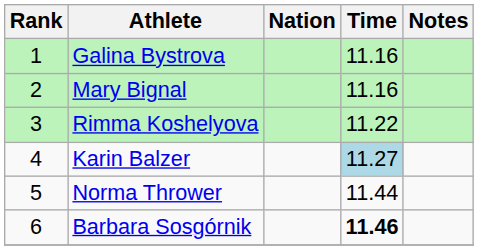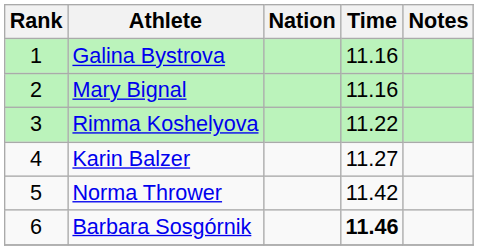(372, 158) lightblue background -> (372, 158) no background
(372, 192) 11.44 -> (372, 192) 11.42
